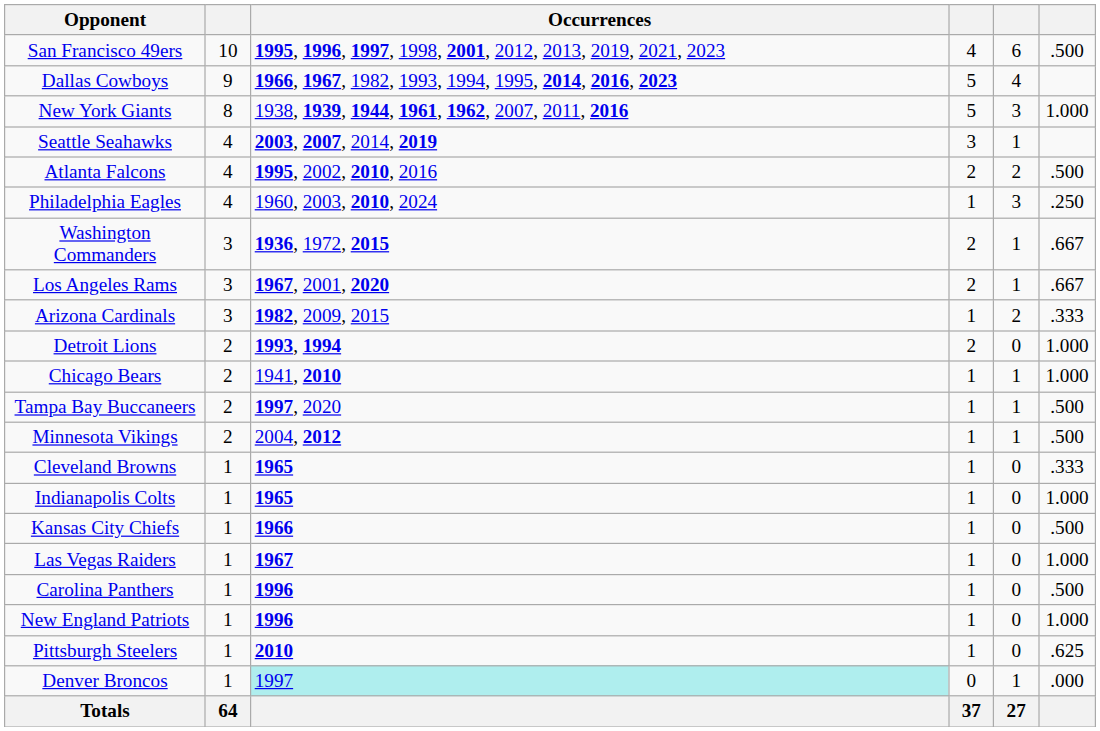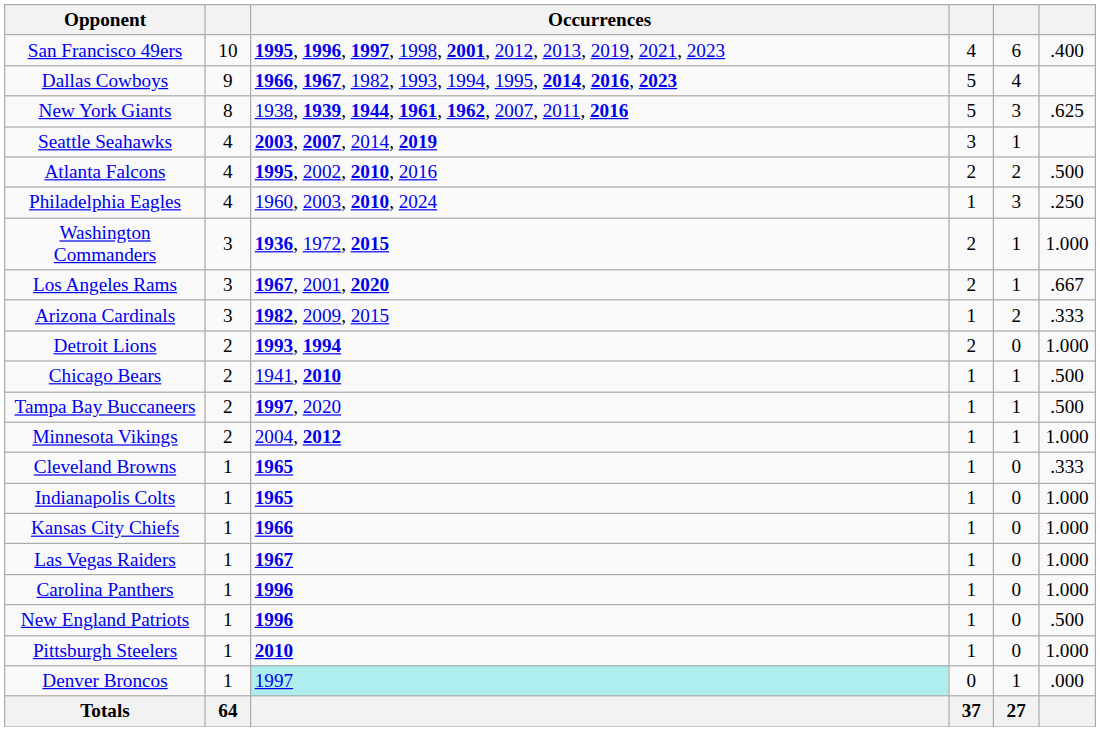(1067, 50) .500 -> (1067, 50) .400
(1067, 111) 1.000 -> (1067, 111) .625
(1067, 243) .667 -> (1067, 243) 1.000
(1067, 376) 1.000 -> (1067, 376) .500
(1067, 437) .500 -> (1067, 437) 1.000
(1067, 528) .500 -> (1067, 528) 1.000
(1067, 589) .500 -> (1067, 589) 1.000
(1067, 619) 1.000 -> (1067, 619) .500
(1067, 650) .625 -> (1067, 650) 1.000
